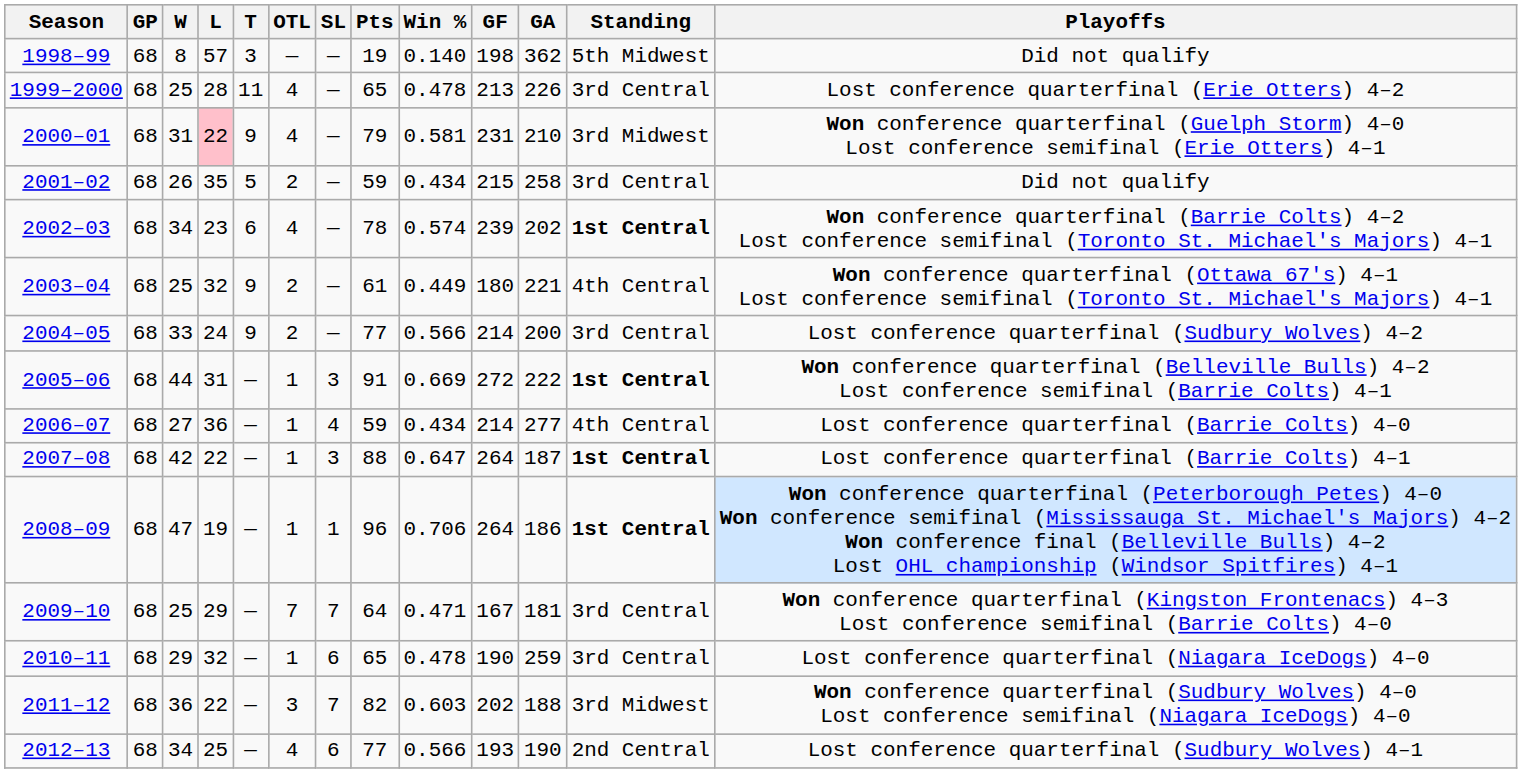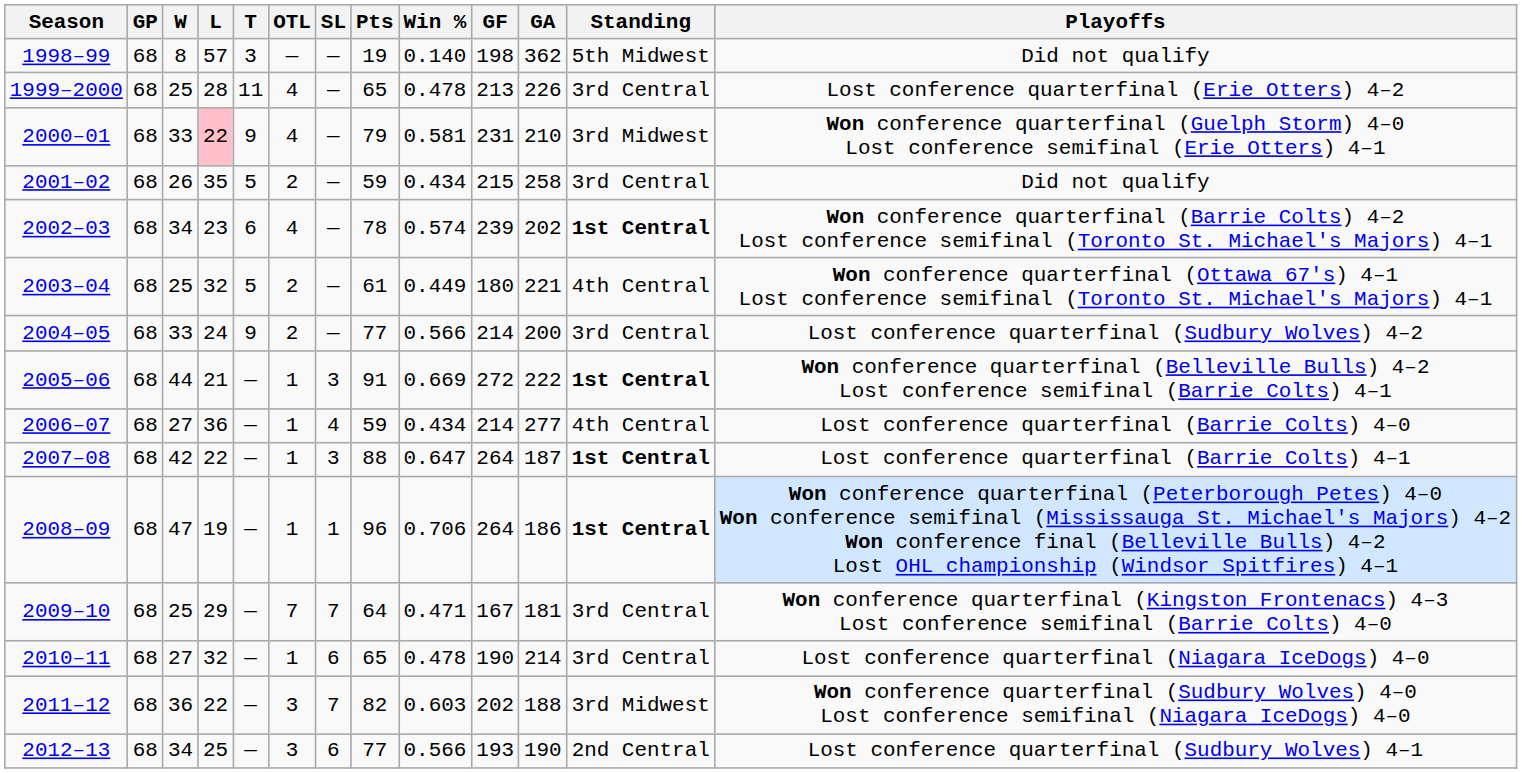(180, 136) 31 -> (180, 136) 33
(251, 287) 9 -> (251, 287) 5
(216, 379) 31 -> (216, 379) 21
(180, 659) 29 -> (180, 659) 27
(543, 659) 259 -> (543, 659) 214
(292, 751) 4 -> (292, 751) 3
